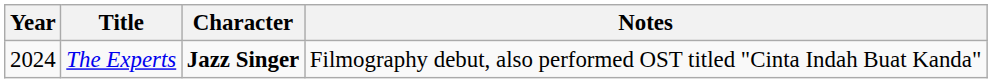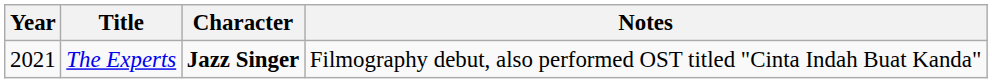(33, 58) 2024 -> (33, 58) 2021
